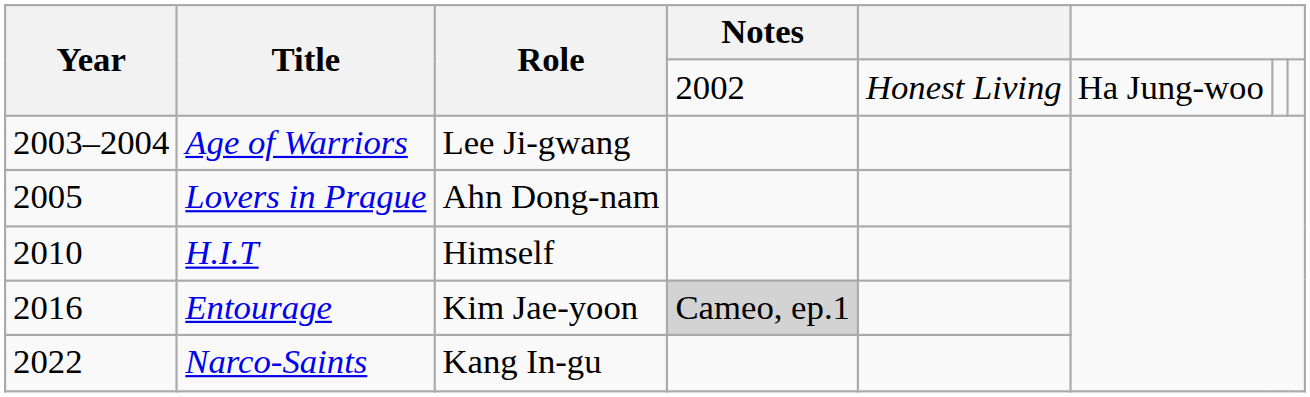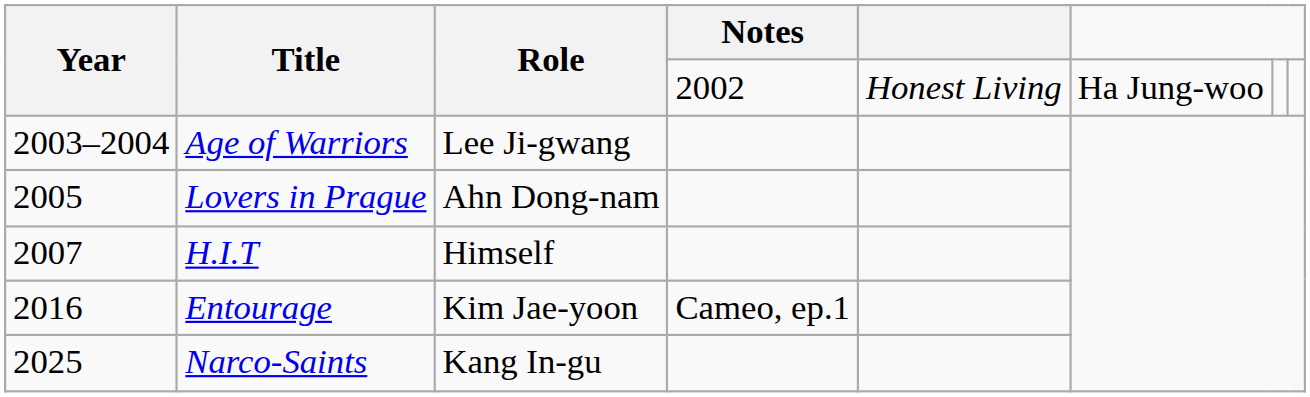(48, 252) 2010 -> (48, 252) 2007
(763, 307) lightgrey background -> (763, 307) no background
(48, 362) 2022 -> (48, 362) 2025
